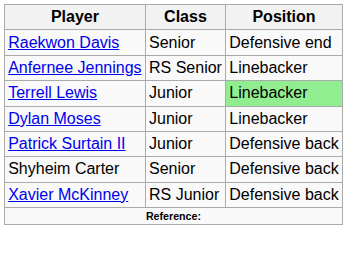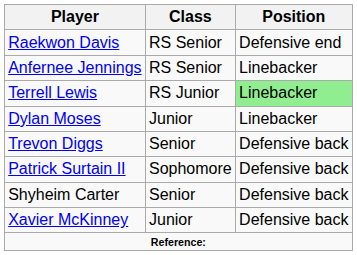(172, 42) Senior -> (185, 42) RS Senior
(171, 93) Junior -> (184, 93) RS Junior
+ row: (55, 144)
(171, 144) Junior -> (190, 169) Sophomore
(184, 194) RS Junior -> (171, 220) Junior
